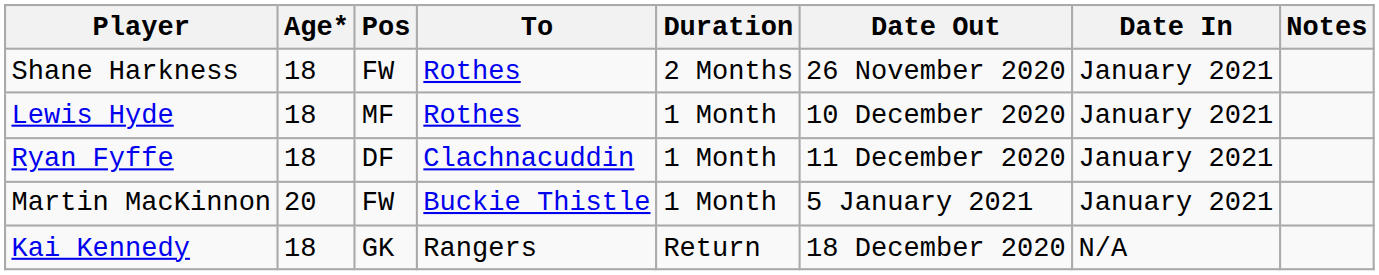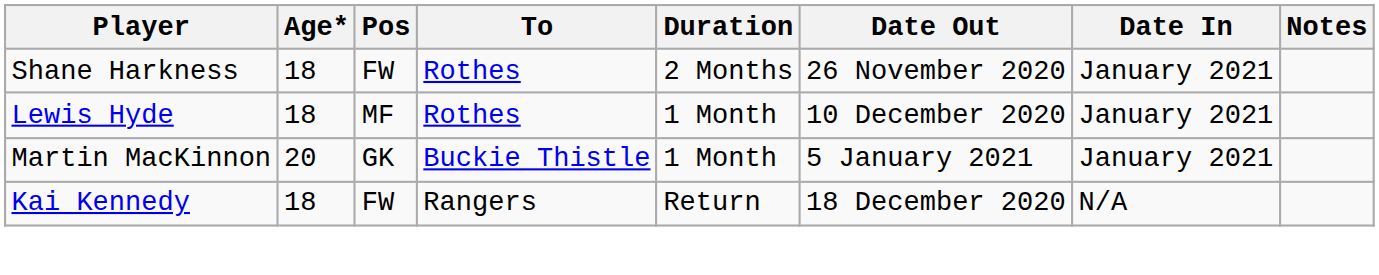- row: (93, 159)
(378, 203) FW -> (378, 159) GK
(378, 247) GK -> (378, 203) FW
